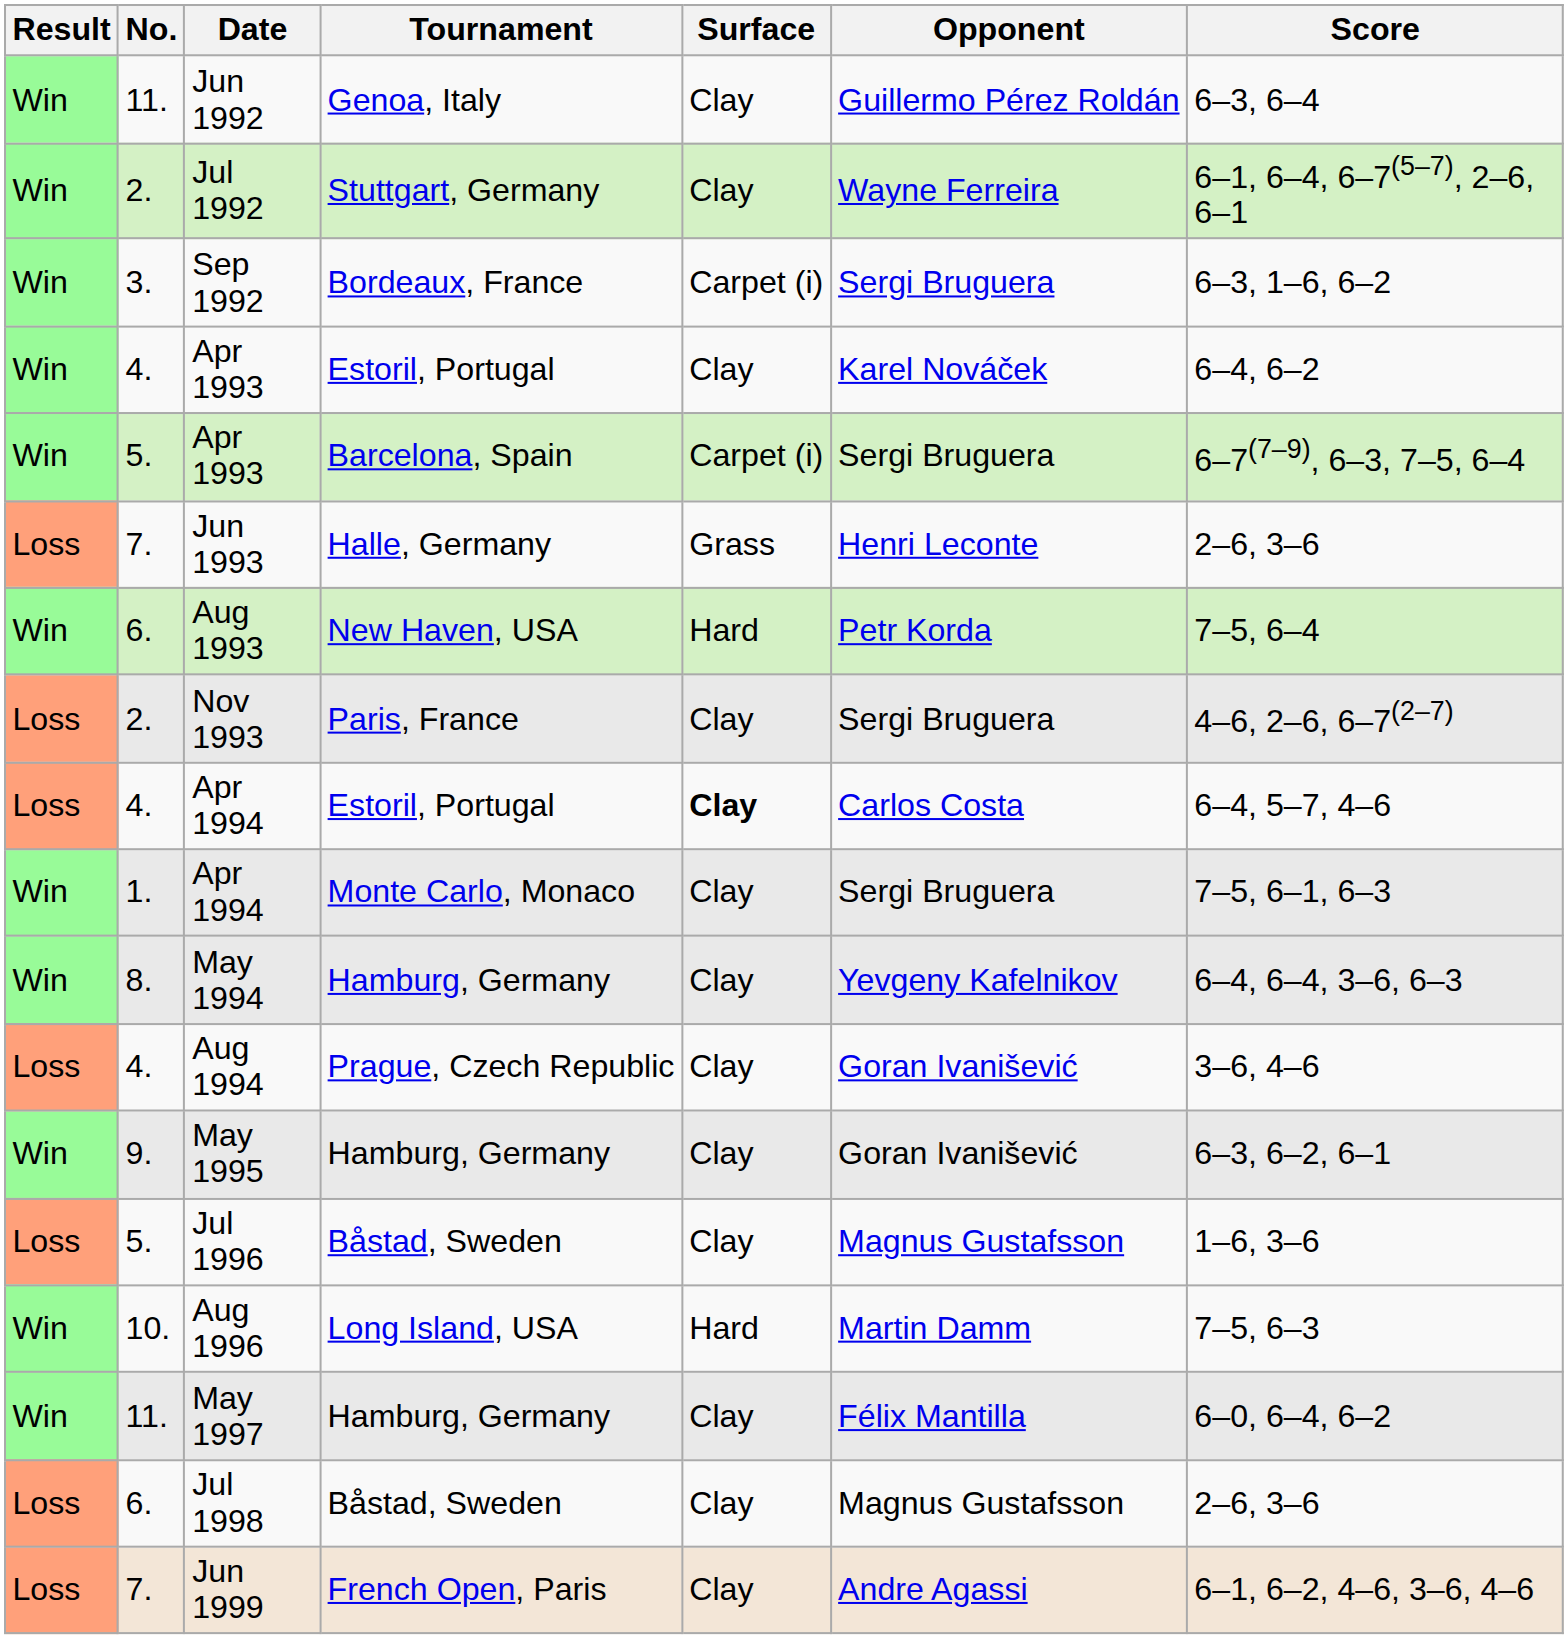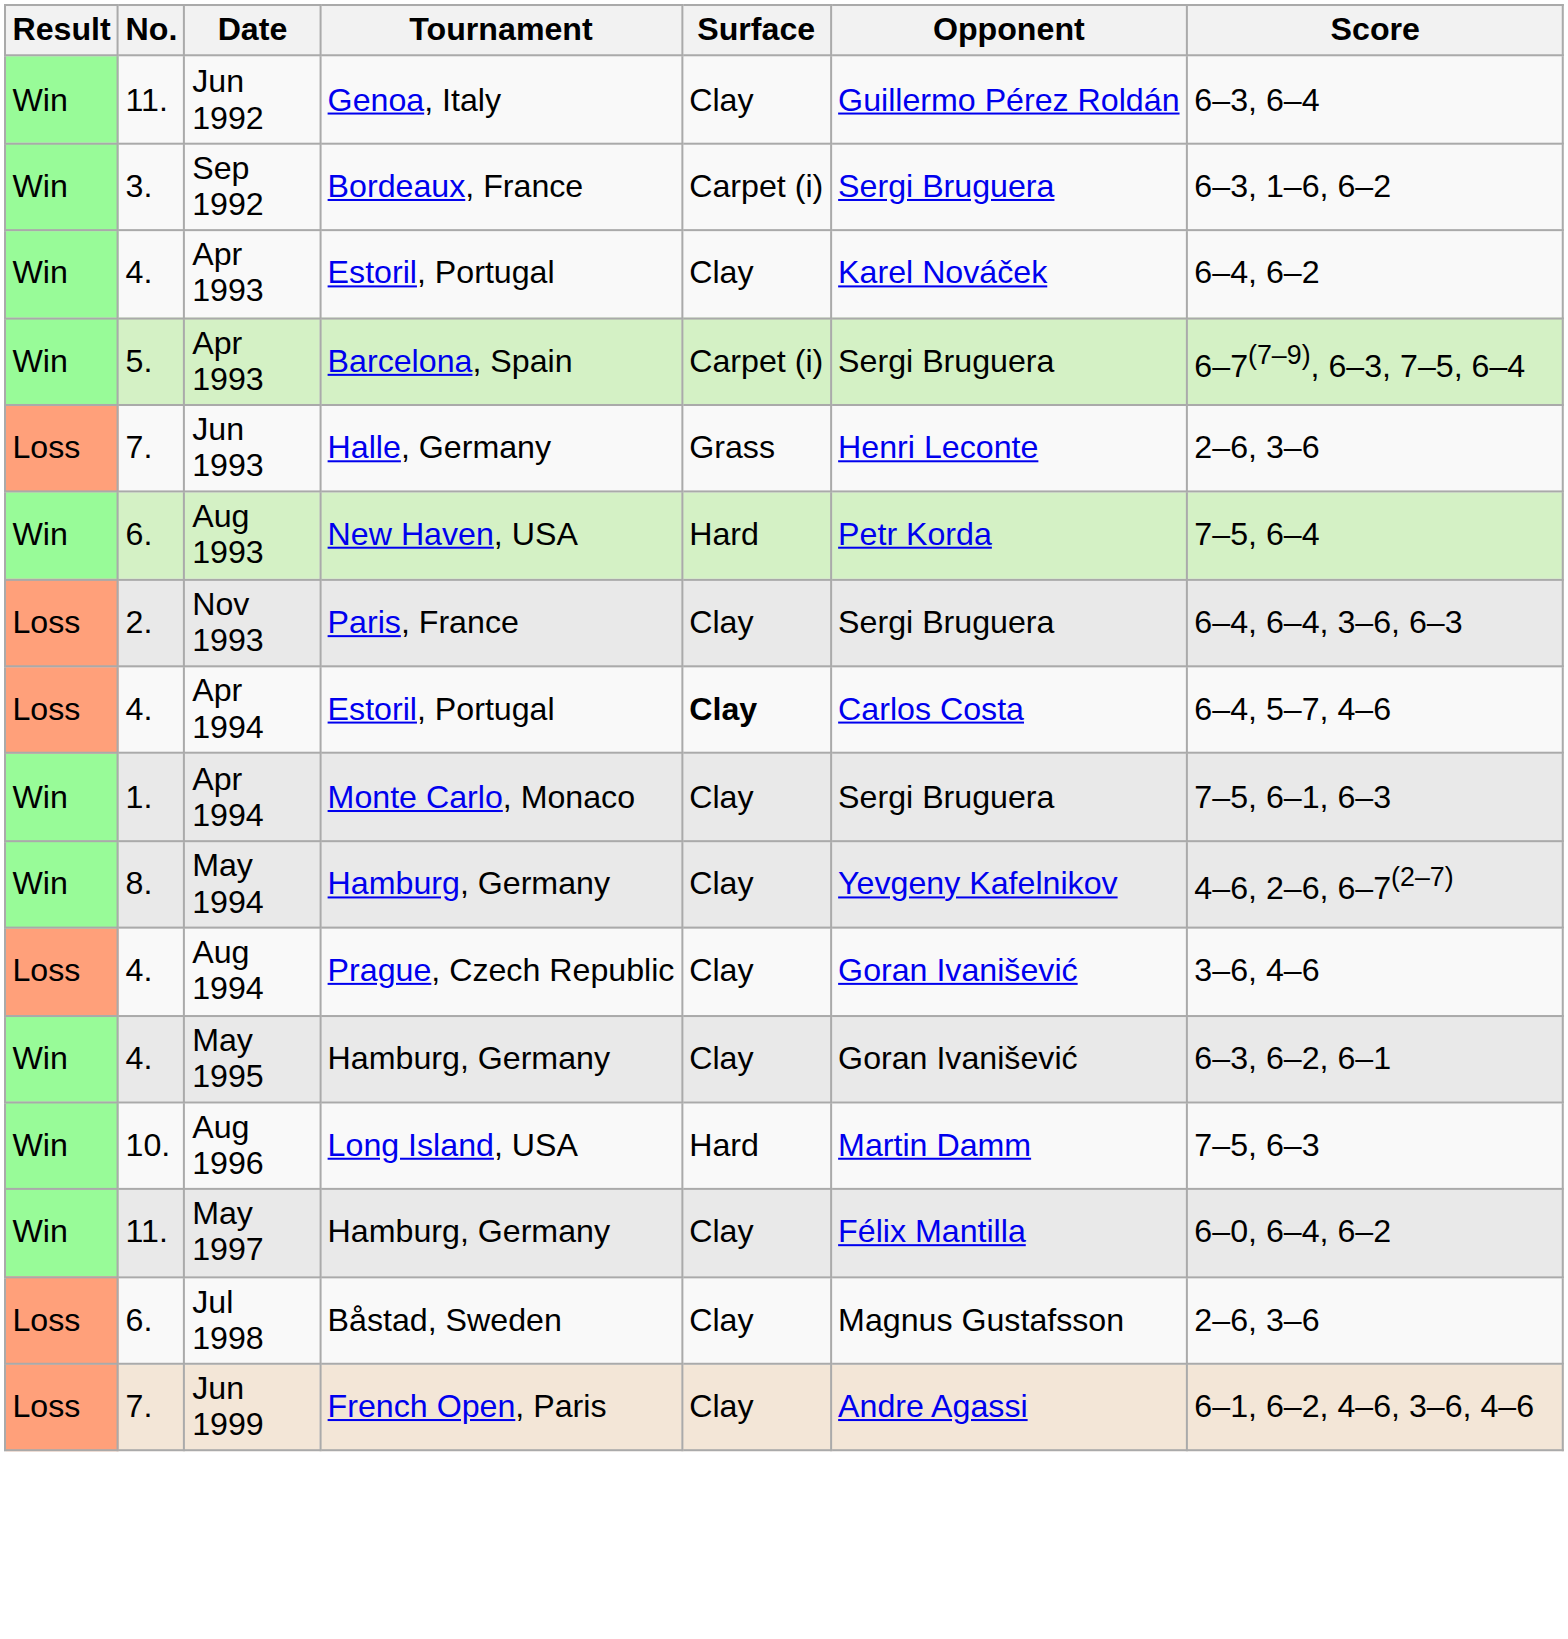- row: (228, 190)
(1324, 718) 4–6, 2–6, 6–7(2–7) -> (1328, 622) 6–4, 6–4, 3–6, 6–3
(1328, 979) 6–4, 6–4, 3–6, 6–3 -> (1324, 883) 4–6, 2–6, 6–7(2–7)
(139, 1154) 9. -> (139, 1058) 4.
- row: (228, 1241)
